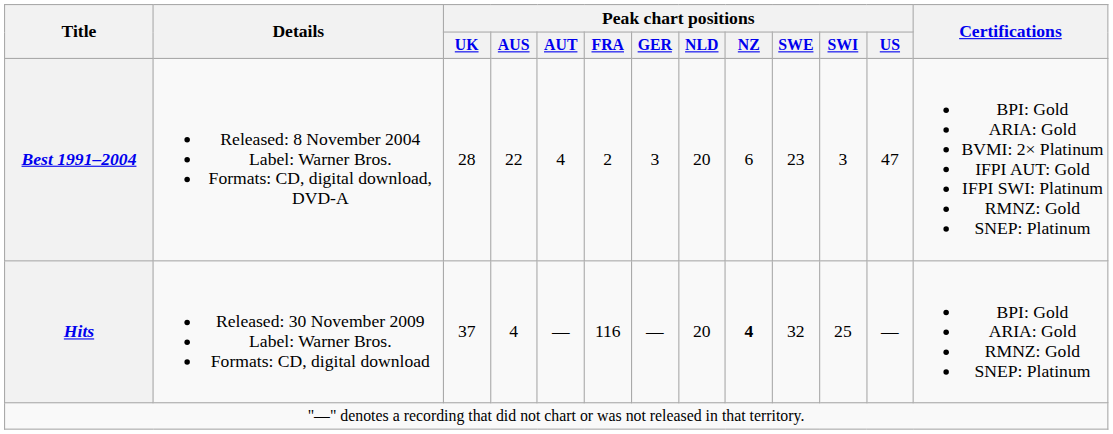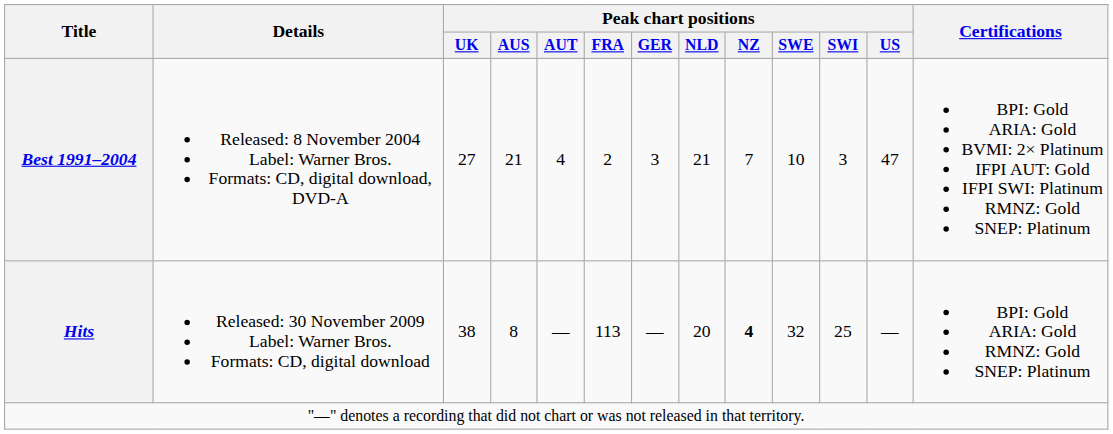(467, 159) 28 -> (467, 159) 27
(514, 159) 22 -> (514, 159) 21
(702, 159) 20 -> (702, 159) 21
(749, 159) 6 -> (749, 159) 7
(796, 159) 23 -> (796, 159) 10
(467, 331) 37 -> (467, 331) 38
(514, 331) 4 -> (514, 331) 8
(608, 331) 116 -> (608, 331) 113
